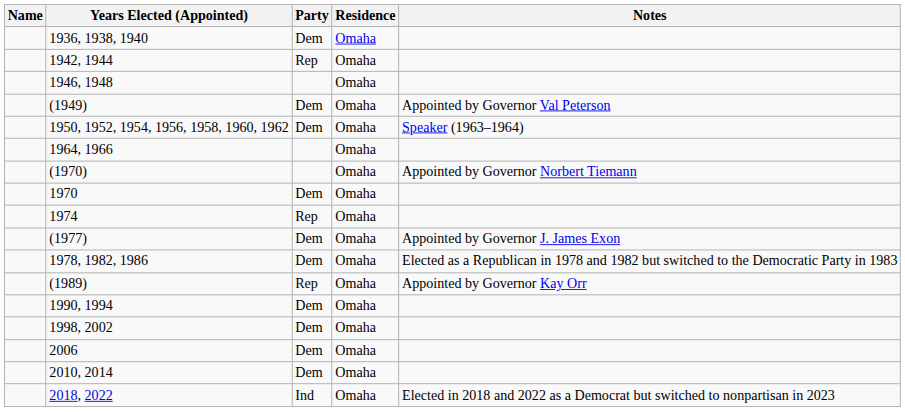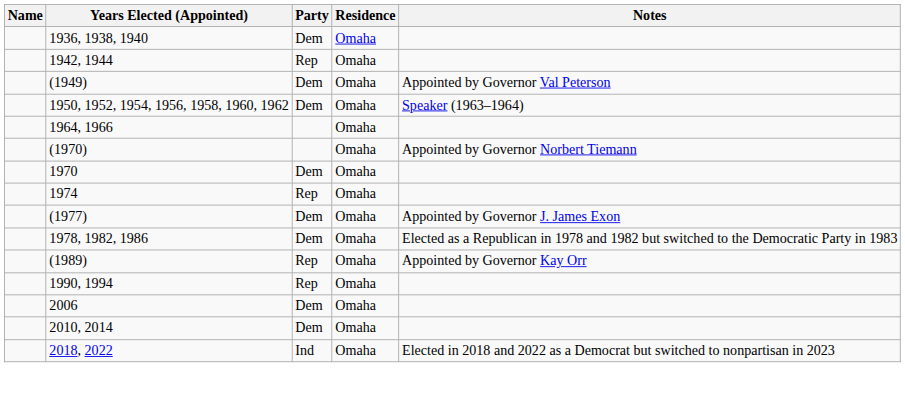- row: (81, 82)
(309, 305) Dem -> (307, 283) Rep
- row: (81, 328)
